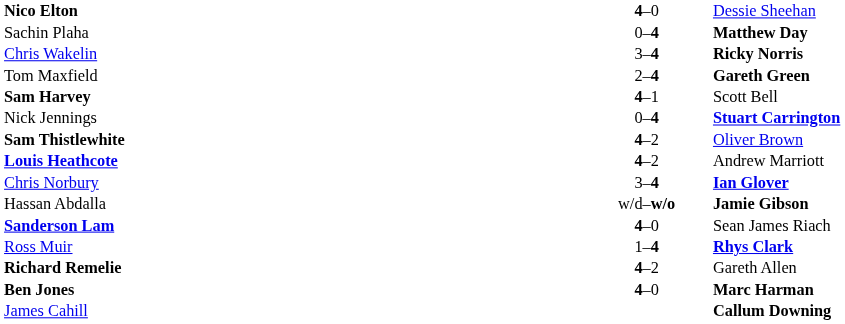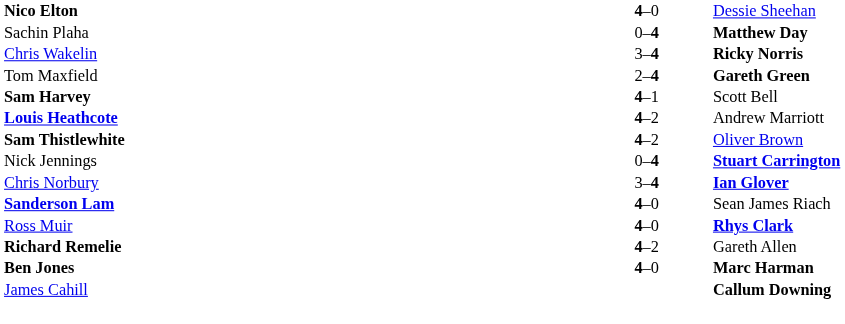rows swapped: (61, 161) <-> (51, 118)
- row: (55, 204)
(647, 246) 1–4 -> (647, 225) 4–0
